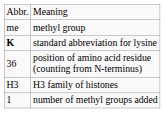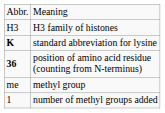rows swapped: (75, 85) <-> (59, 27)
(11, 64) normal -> (11, 64) bold
